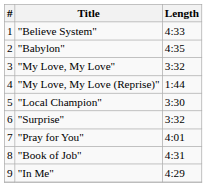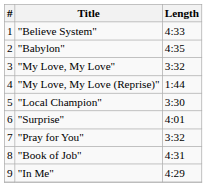(175, 119) 3:32 -> (175, 119) 4:01
(175, 137) 4:01 -> (175, 137) 3:32
